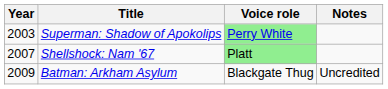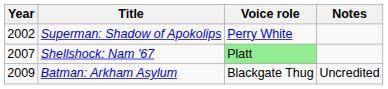(21, 34) 2003 -> (21, 34) 2002
(260, 34) lightgreen background -> (260, 34) no background
